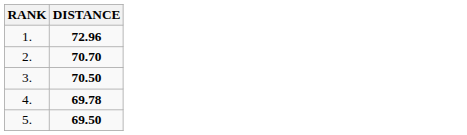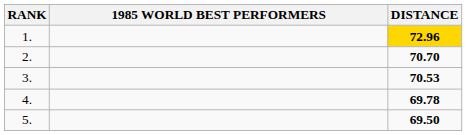+ column: (219, 15)
(87, 36) no background -> (425, 36) gold background
(87, 78) 70.50 -> (425, 78) 70.53
